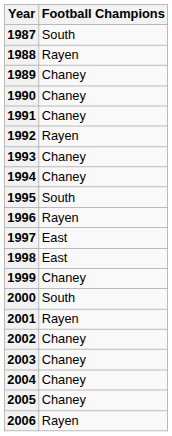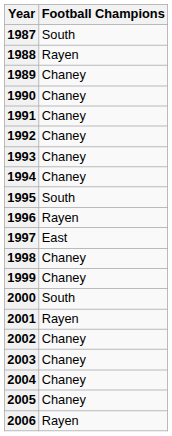(60, 136) Rayen -> (64, 136) Chaney
(55, 258) East -> (64, 258) Chaney
